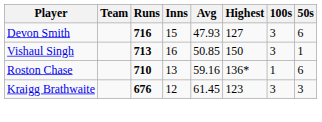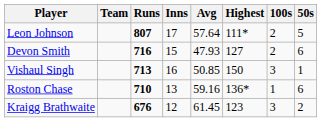+ row: (40, 32)
(273, 32) 3 -> (273, 51) 2
(300, 88) 3 -> (300, 107) 2
